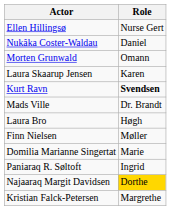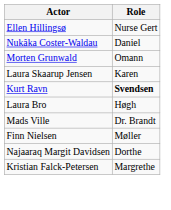rows swapped: (26, 120) <-> (28, 105)
- row: (61, 151)
- row: (44, 167)
(134, 182) gold background -> (128, 151) no background
